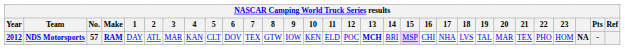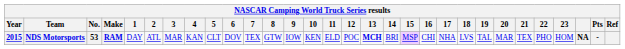(14, 38) 2012 -> (14, 38) 2015
(94, 38) 57 -> (94, 38) 53
